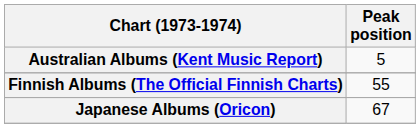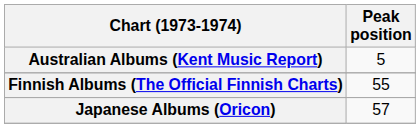(381, 110) 67 -> (381, 110) 57
